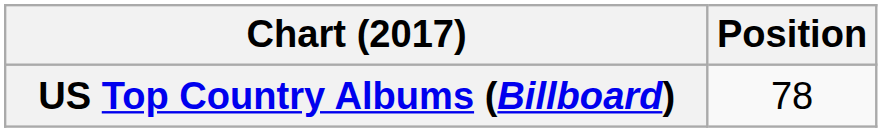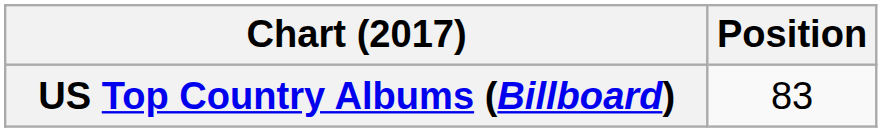(792, 95) 78 -> (792, 95) 83
